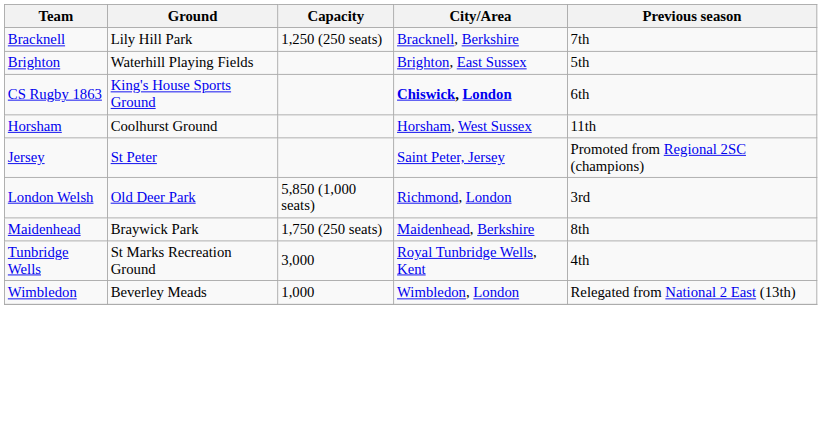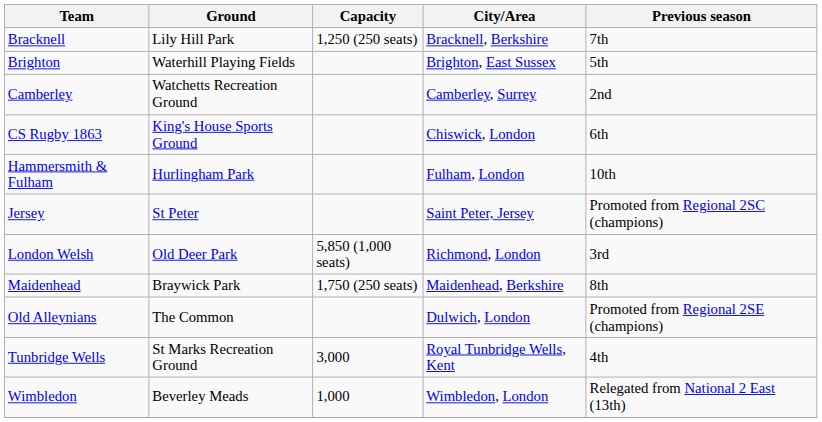+ row: (40, 94)
(454, 94) bold -> (481, 134) normal
+ row: (58, 174)
- row: (35, 126)
+ row: (52, 317)
